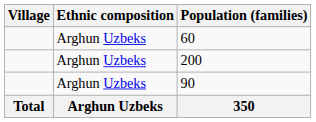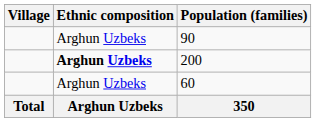rows swapped: (188, 38) <-> (188, 83)
(101, 60) normal -> (104, 60) bold
